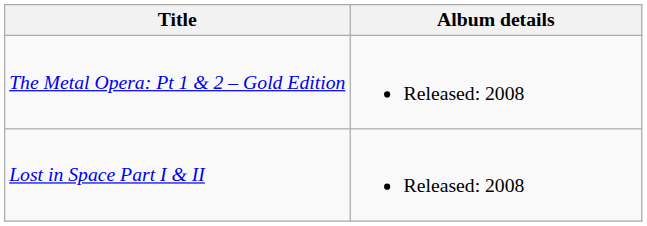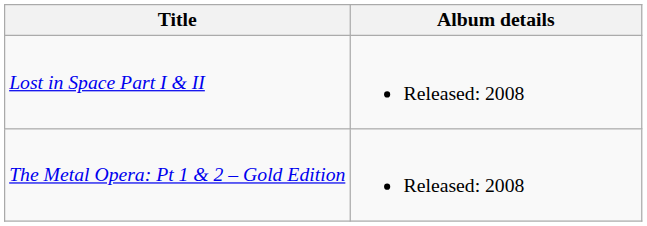rows swapped: (107, 174) <-> (177, 82)
